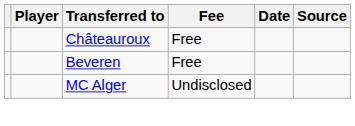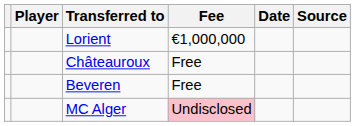+ row: (88, 39)
(211, 86) no background -> (211, 109) pink background
